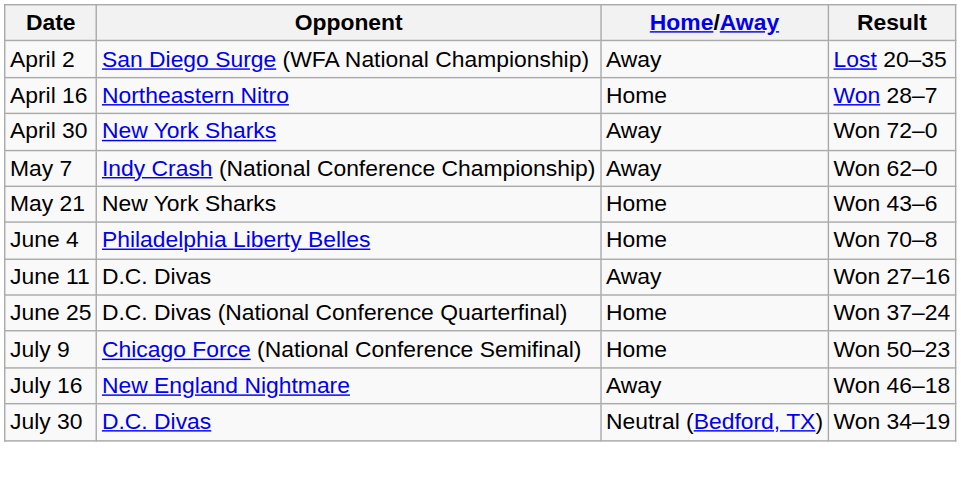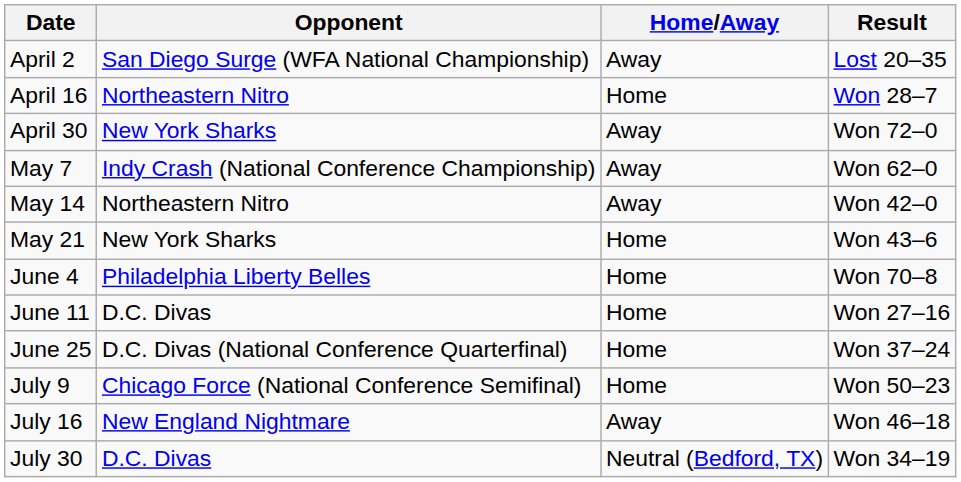+ row: (48, 204)
(634, 276) Away -> (636, 312) Home
